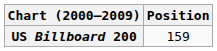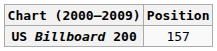(178, 36) 159 -> (178, 36) 157
